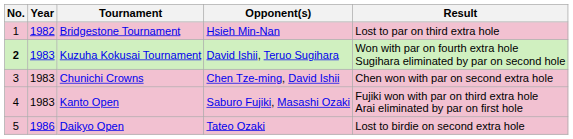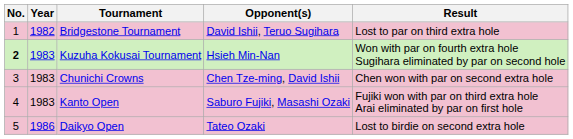(243, 31) Hsieh Min-Nan -> (273, 31) David Ishii, Teruo Sugihara
(273, 55) David Ishii, Teruo Sugihara -> (243, 55) Hsieh Min-Nan
